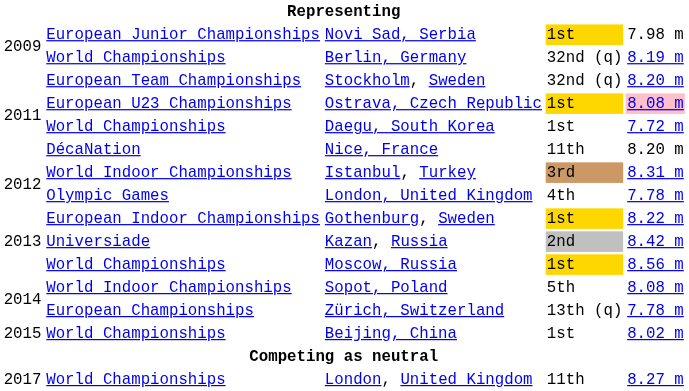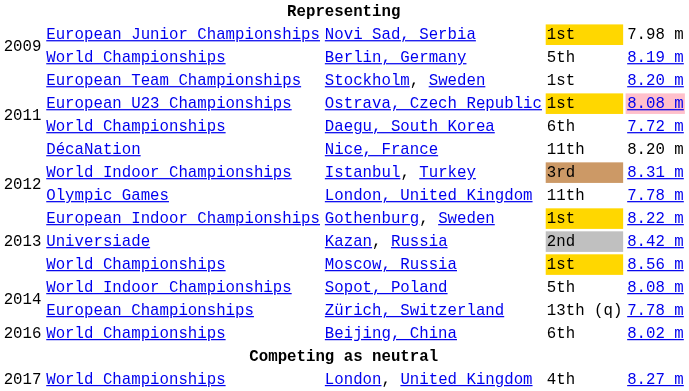(585, 58) 32nd (q) -> (561, 58) 5th
(585, 81) 32nd (q) -> (561, 81) 1st
(561, 127) 1st -> (561, 127) 6th
(561, 196) 4th -> (566, 196) 11th
(23, 334) 2015 -> (23, 334) 2016
(561, 334) 1st -> (561, 334) 6th
(566, 380) 11th -> (561, 380) 4th
